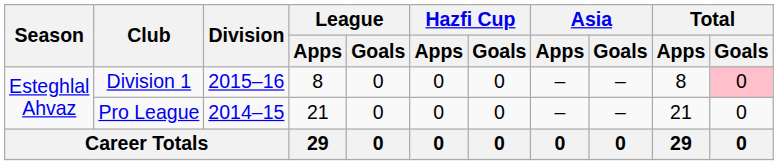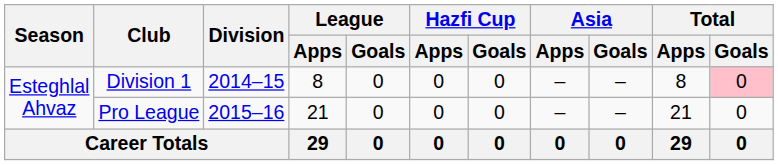(246, 81) 2015–16 -> (246, 81) 2014–15
(246, 112) 2014–15 -> (246, 112) 2015–16
